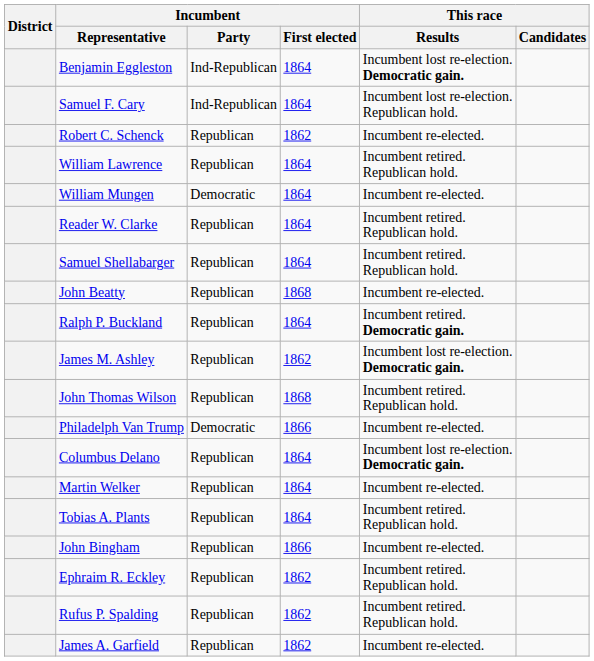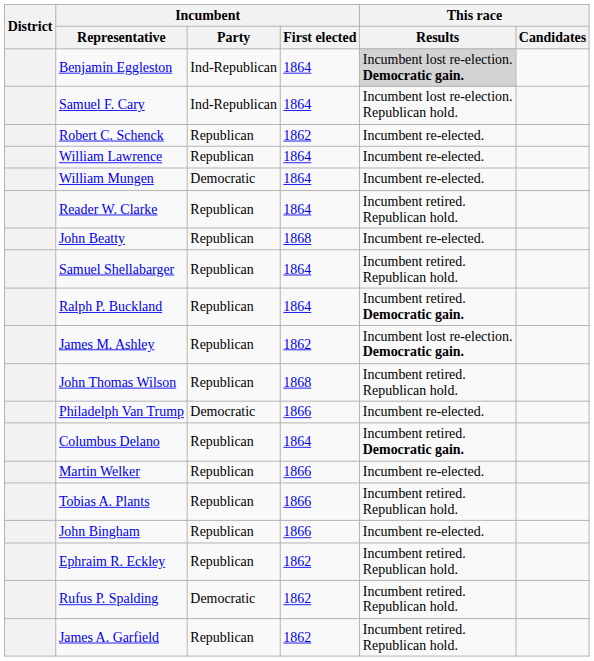(438, 67) no background -> (438, 67) lightgrey background
(414, 165) Incumbent retired. Republican hold. -> (423, 157) Incumbent re-elected.
rows swapped: (117, 262) <-> (92, 292)
(438, 457) Incumbent lost re-election. Democratic gain. -> (414, 442) Incumbent retired. Democratic gain.
(297, 487) 1864 -> (297, 471) 1866
(297, 517) 1864 -> (297, 501) 1866
(222, 615) Republican -> (223, 599) Democratic
(423, 644) Incumbent re-elected. -> (414, 637) Incumbent retired. Republican hold.
